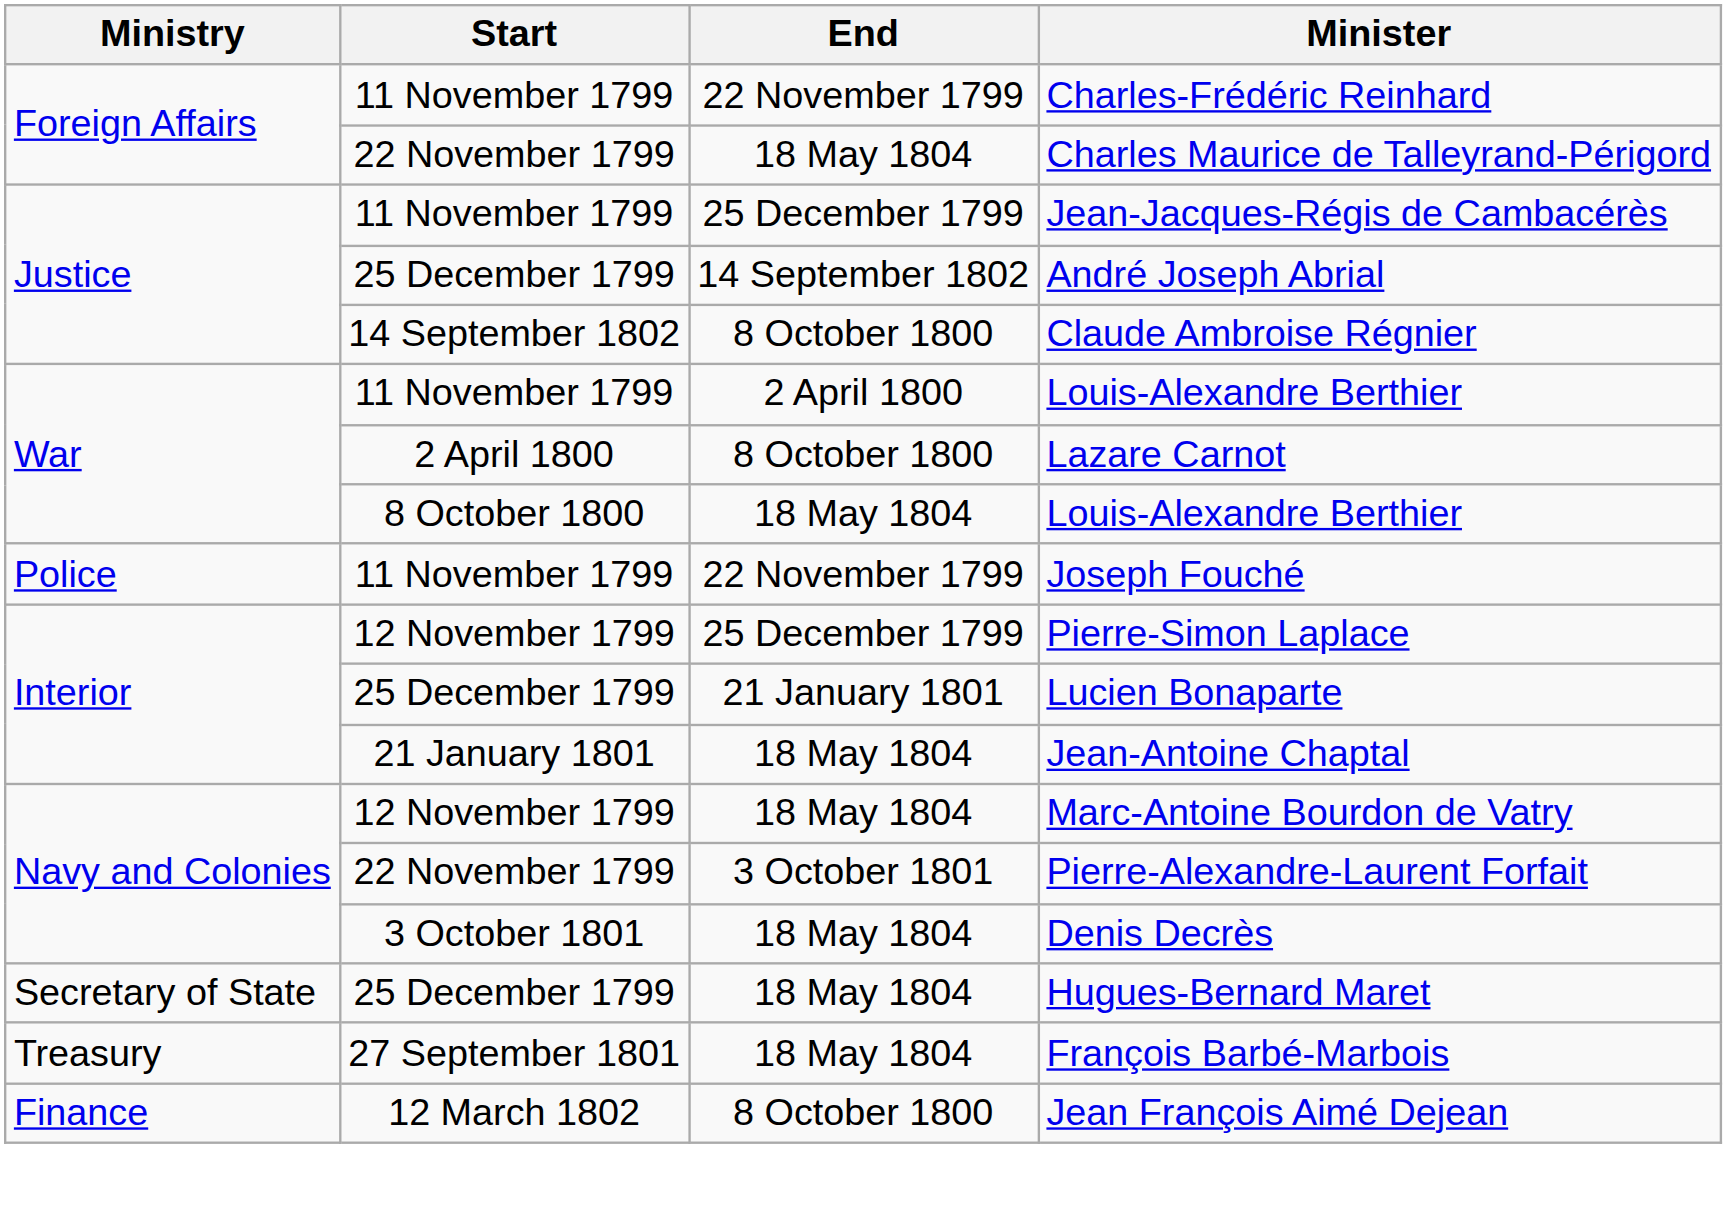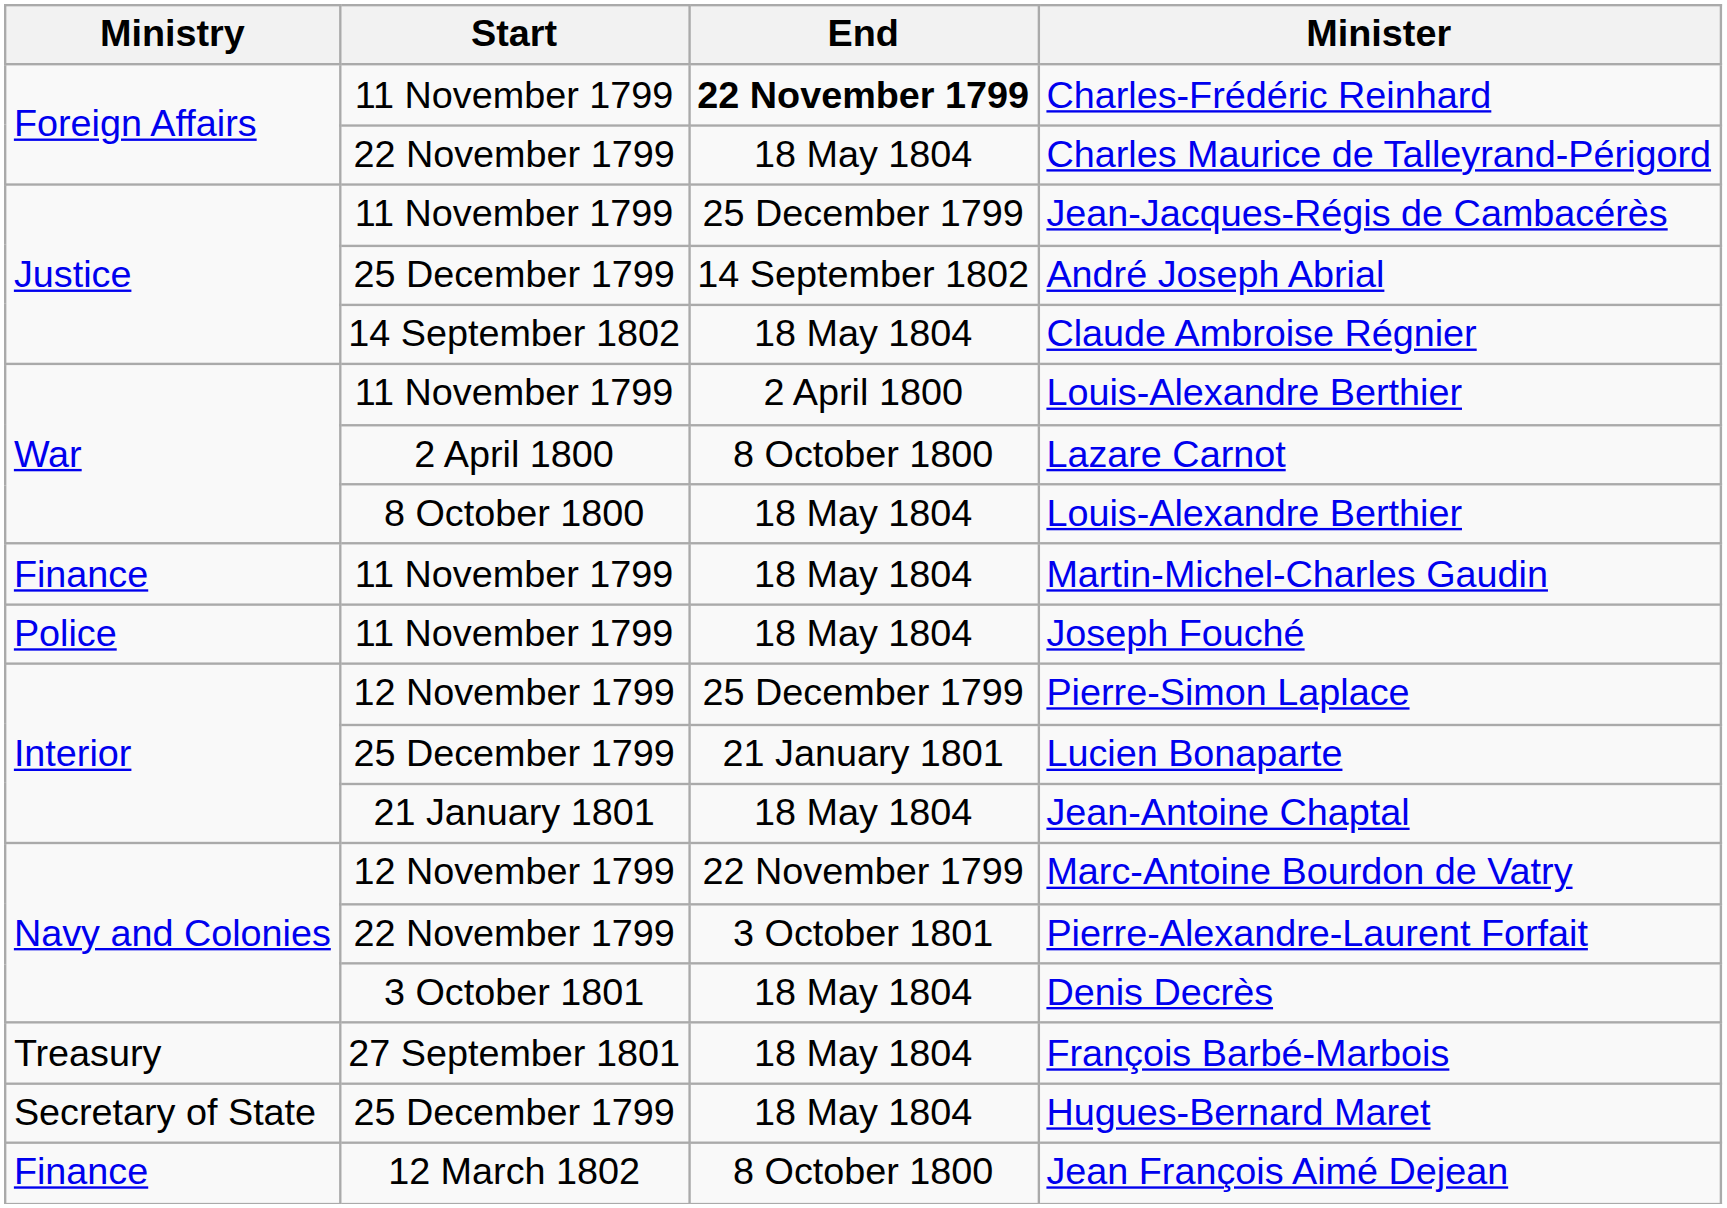(863, 94) normal -> (863, 94) bold
(863, 333) 8 October 1800 -> (863, 333) 18 May 1804
+ row: (514, 573)
(863, 573) 22 November 1799 -> (863, 633) 18 May 1804
(863, 812) 18 May 1804 -> (863, 872) 22 November 1799
rows swapped: (514, 992) <-> (514, 1052)
